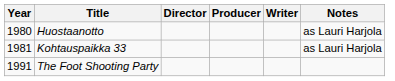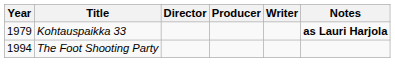- row: (70, 31)
(19, 48) 1981 -> (19, 31) 1979
(343, 48) normal -> (345, 31) bold
(19, 66) 1991 -> (19, 48) 1994
